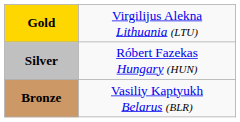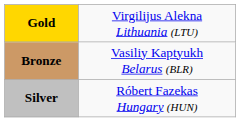rows swapped: (41, 60) <-> (41, 97)
